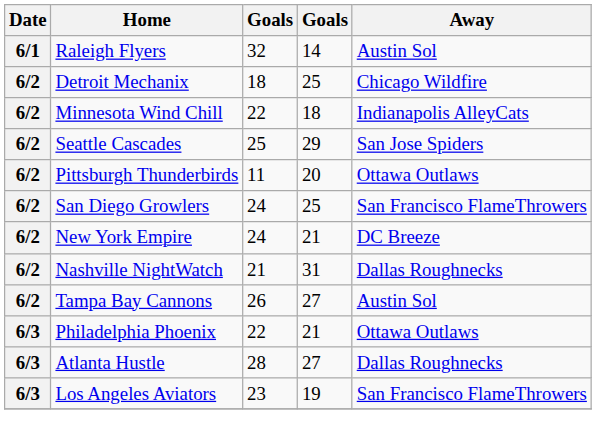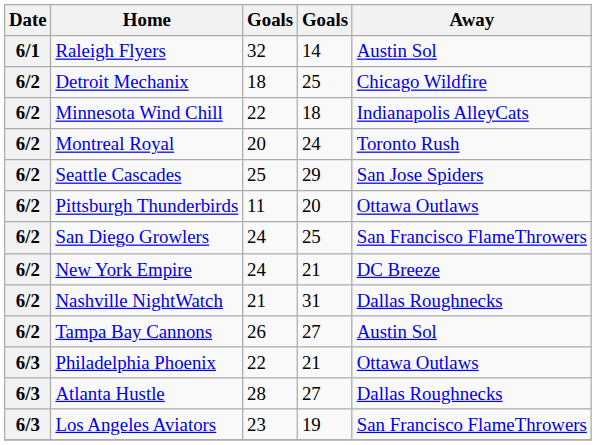+ row: (115, 144)
